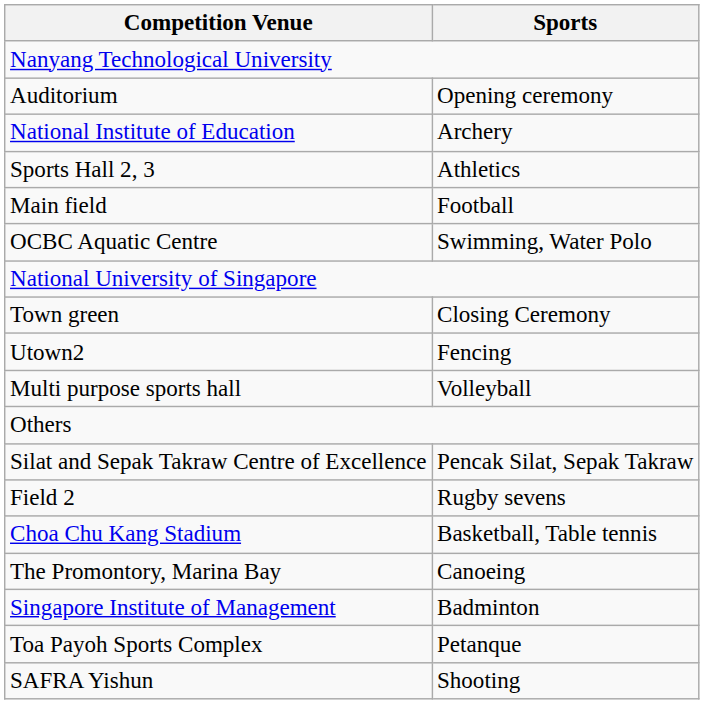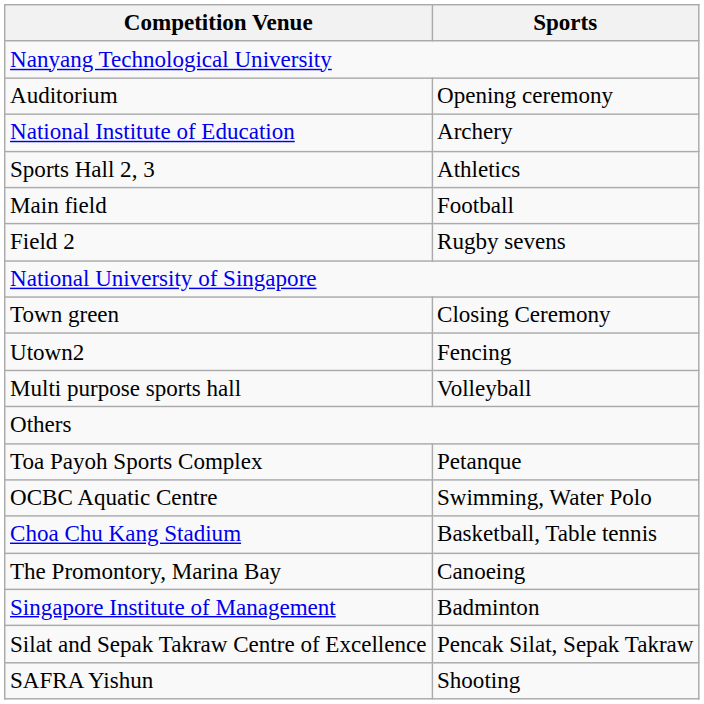rows swapped: (42, 497) <-> (114, 242)
rows swapped: (218, 461) <-> (136, 643)
